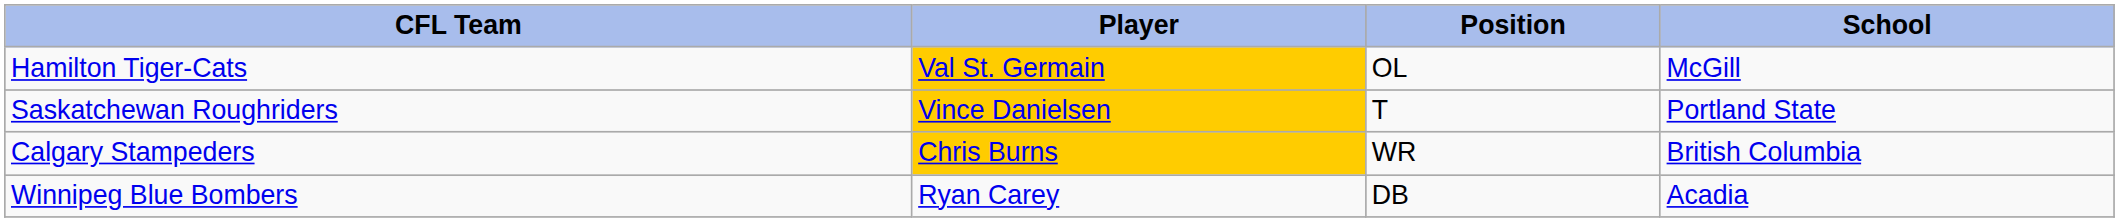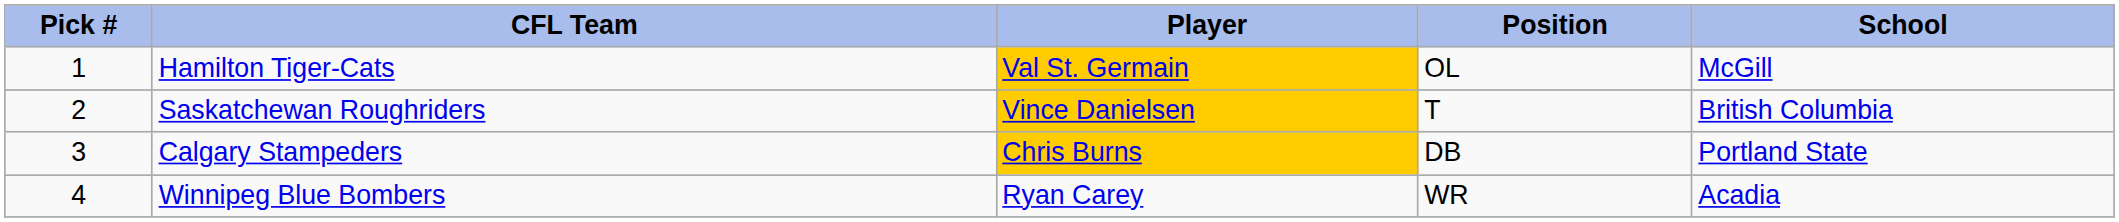+ column: (79, 25)
(1751, 110) Portland State -> (1796, 110) British Columbia
(1394, 152) WR -> (1443, 152) DB
(1764, 152) British Columbia -> (1783, 152) Portland State
(1390, 195) DB -> (1446, 195) WR
